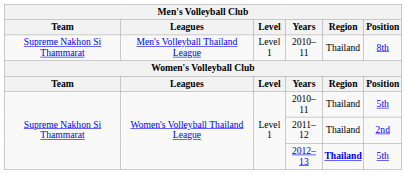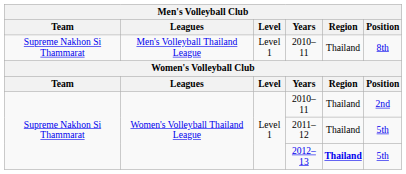(383, 104) 5th -> (383, 104) 2nd
(383, 130) 2nd -> (383, 130) 5th
